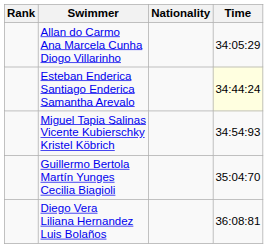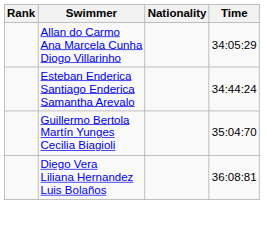(238, 89) lightyellow background -> (234, 89) no background
- row: (93, 133)
